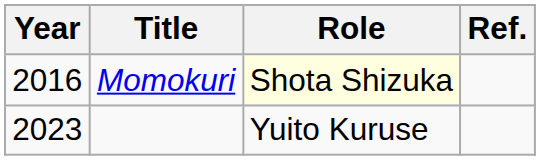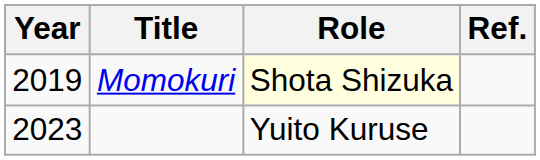(47, 79) 2016 -> (47, 79) 2019
